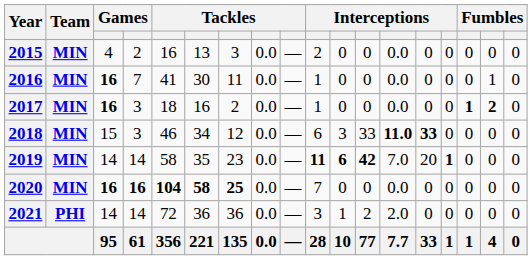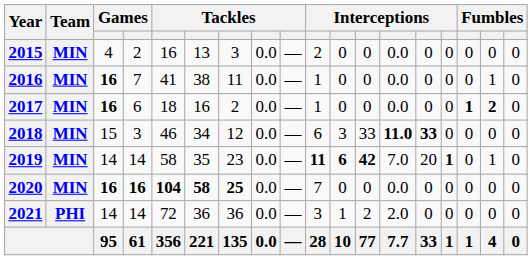(202, 79) 30 -> (202, 79) 38
(137, 106) 3 -> (137, 106) 6
(492, 160) 0 -> (492, 160) 1
